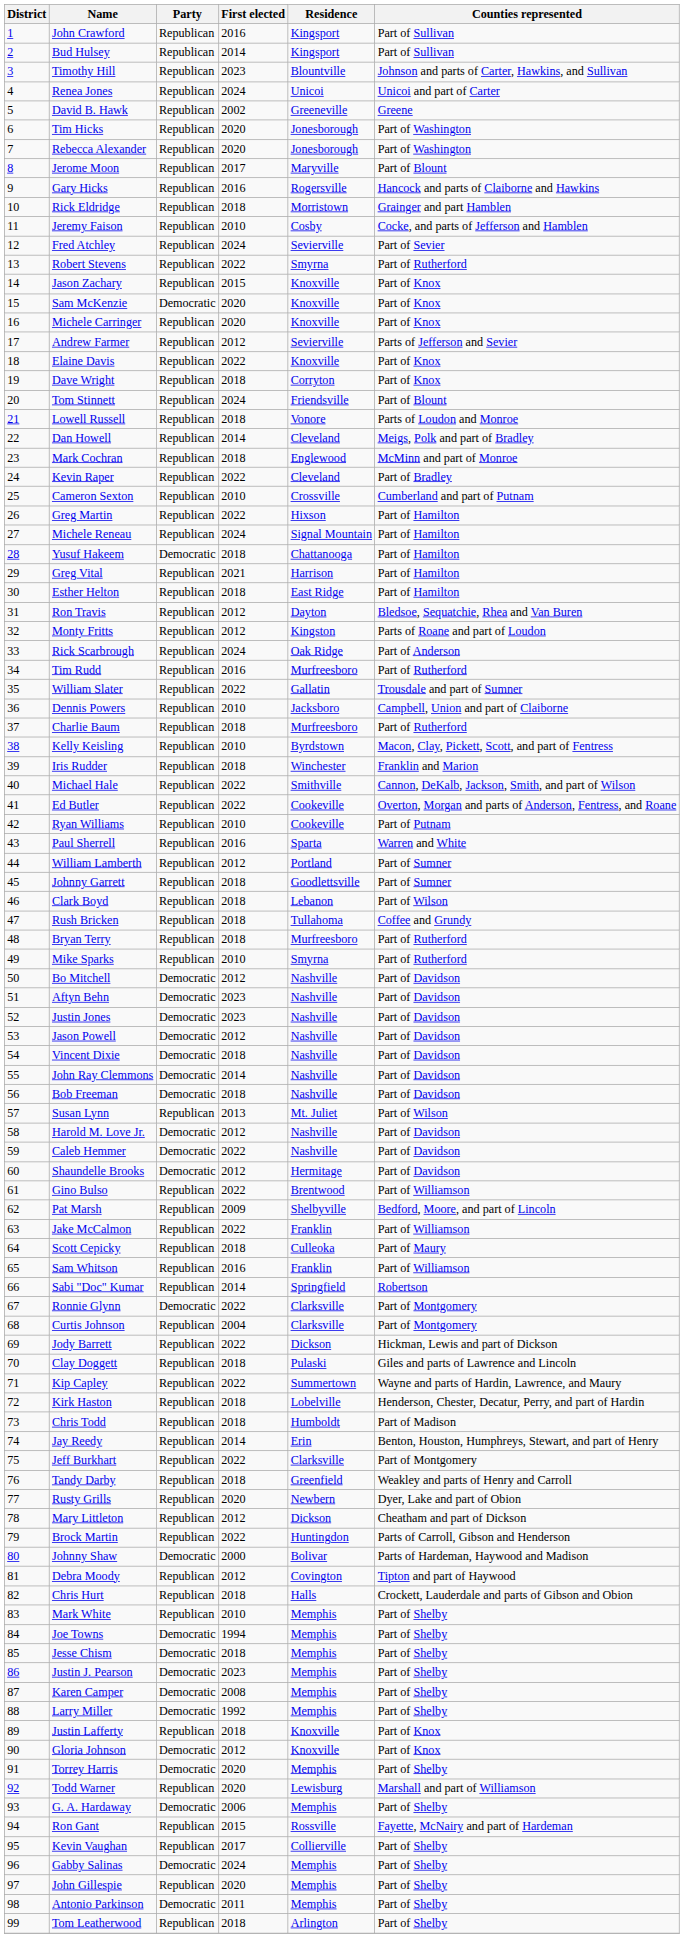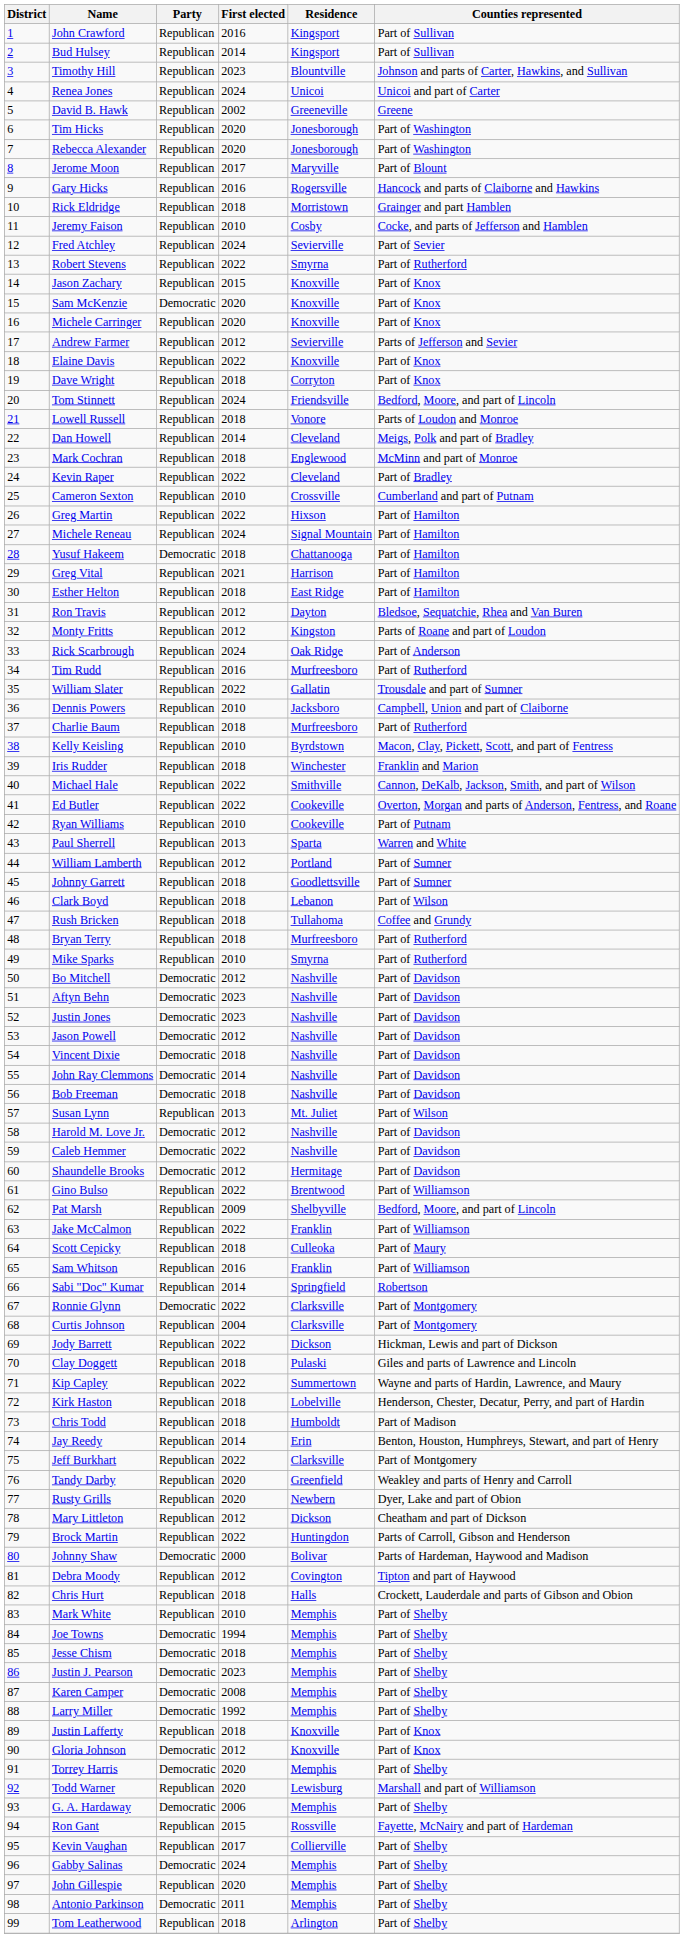(412, 399) Part of Blount -> (467, 399) Bedford, Moore, and part of Lincoln
(233, 843) 2016 -> (233, 843) 2013
(233, 1479) 2018 -> (233, 1479) 2020
